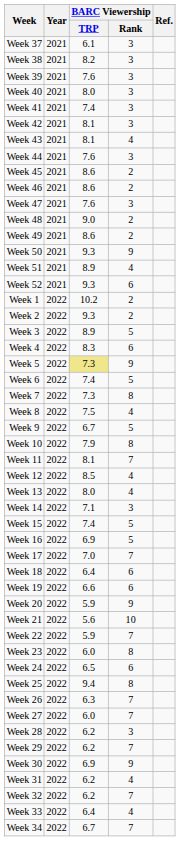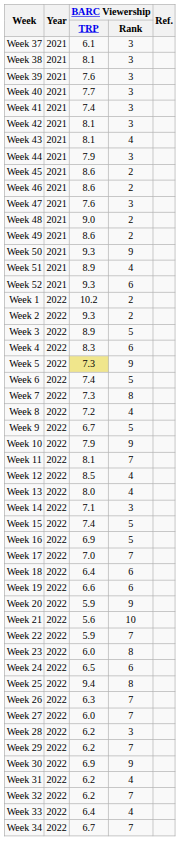(89, 60) 8.2 -> (89, 60) 8.1
(89, 92) 8.0 -> (89, 92) 7.7
(89, 156) 7.6 -> (89, 156) 7.9
(89, 412) 7.5 -> (89, 412) 7.2
(131, 444) 8 -> (131, 444) 9
